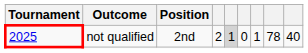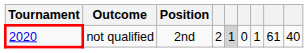(23, 36) 2025 -> (23, 36) 2020
(273, 36) 78 -> (273, 36) 61
